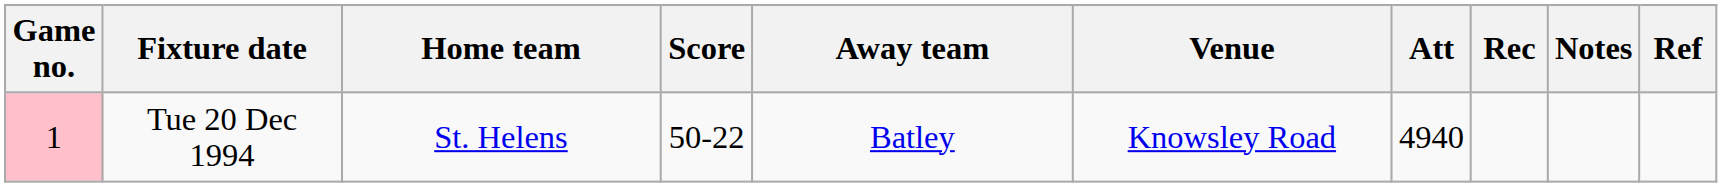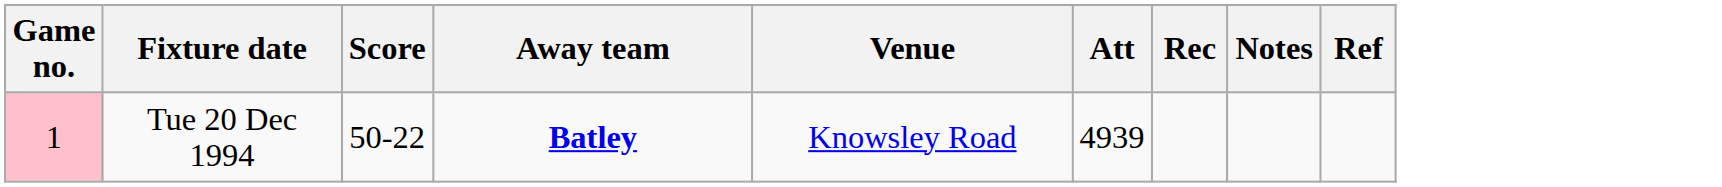- column: (501, 48)
(912, 136) normal -> (593, 136) bold
(1432, 136) 4940 -> (1112, 136) 4939
